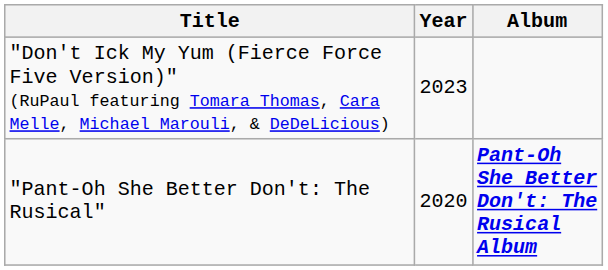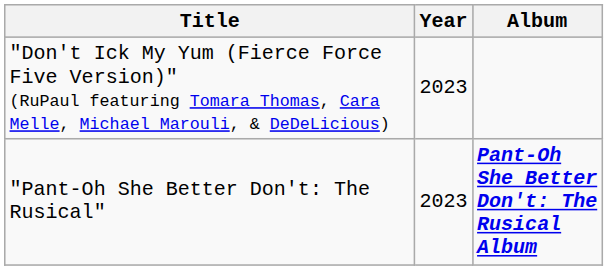(444, 202) 2020 -> (444, 202) 2023
